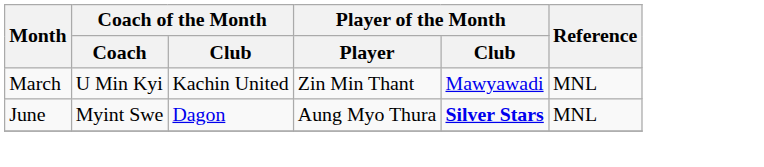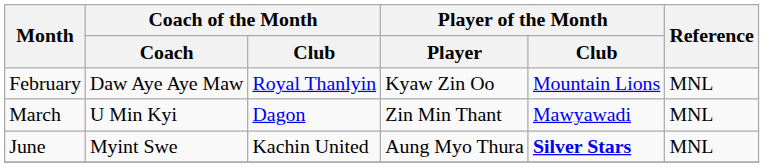+ row: (45, 83)
(231, 83) Kachin United -> (279, 114) Dagon
(199, 114) Dagon -> (311, 146) Kachin United
